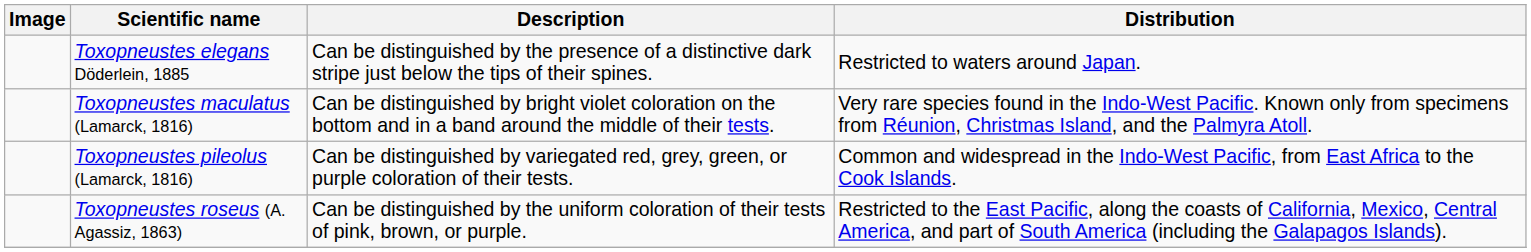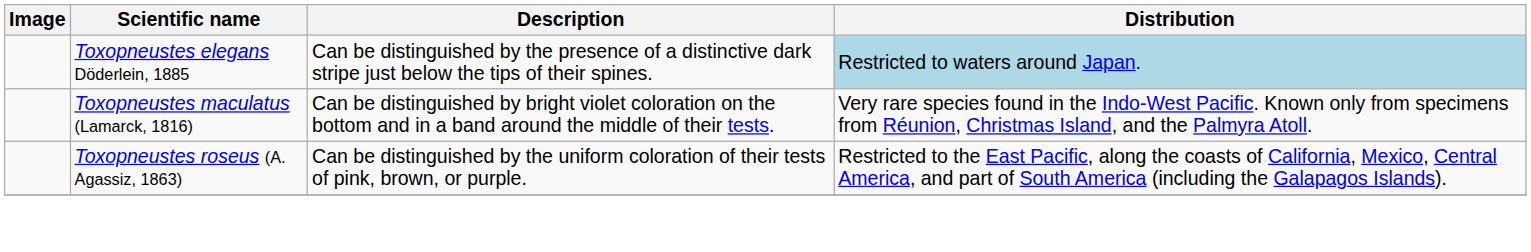(990, 61) no background -> (990, 61) lightblue background
- row: (171, 167)
